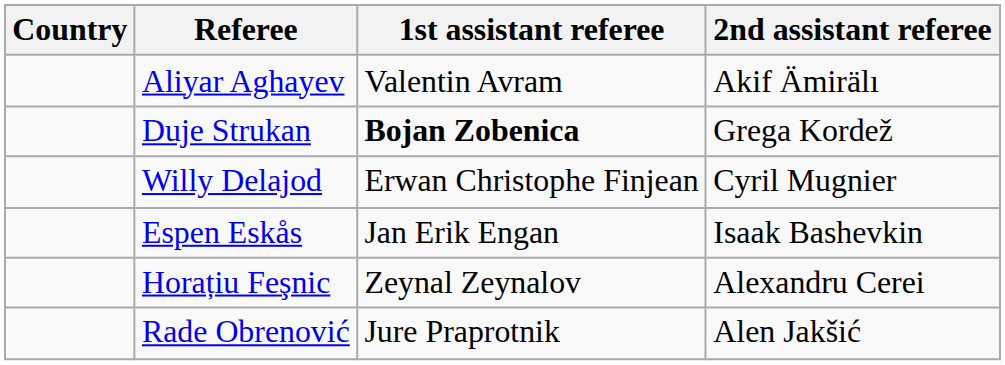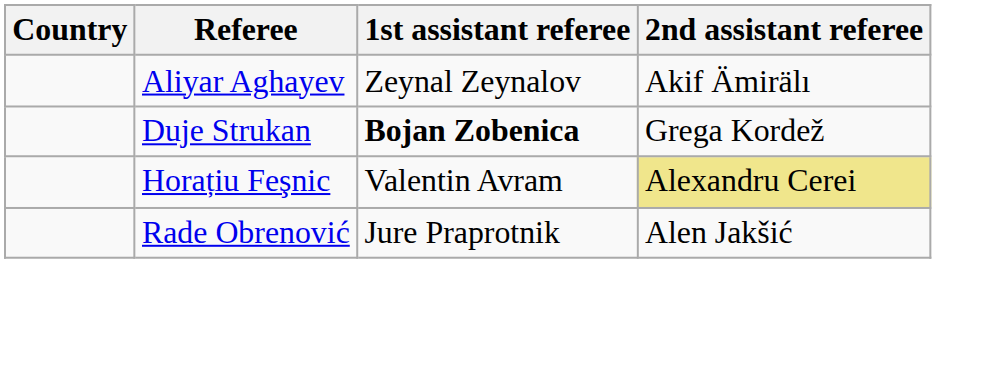(464, 80) Valentin Avram -> (473, 80) Zeynal Zeynalov
- row: (232, 181)
- row: (222, 231)
(473, 282) Zeynal Zeynalov -> (464, 181) Valentin Avram
(819, 282) no background -> (751, 181) khaki background
